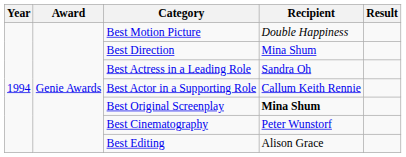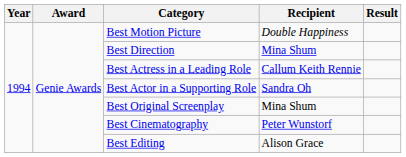(286, 69) Sandra Oh -> (311, 69) Callum Keith Rennie
(311, 87) Callum Keith Rennie -> (286, 87) Sandra Oh
(291, 106) bold -> (289, 106) normal
